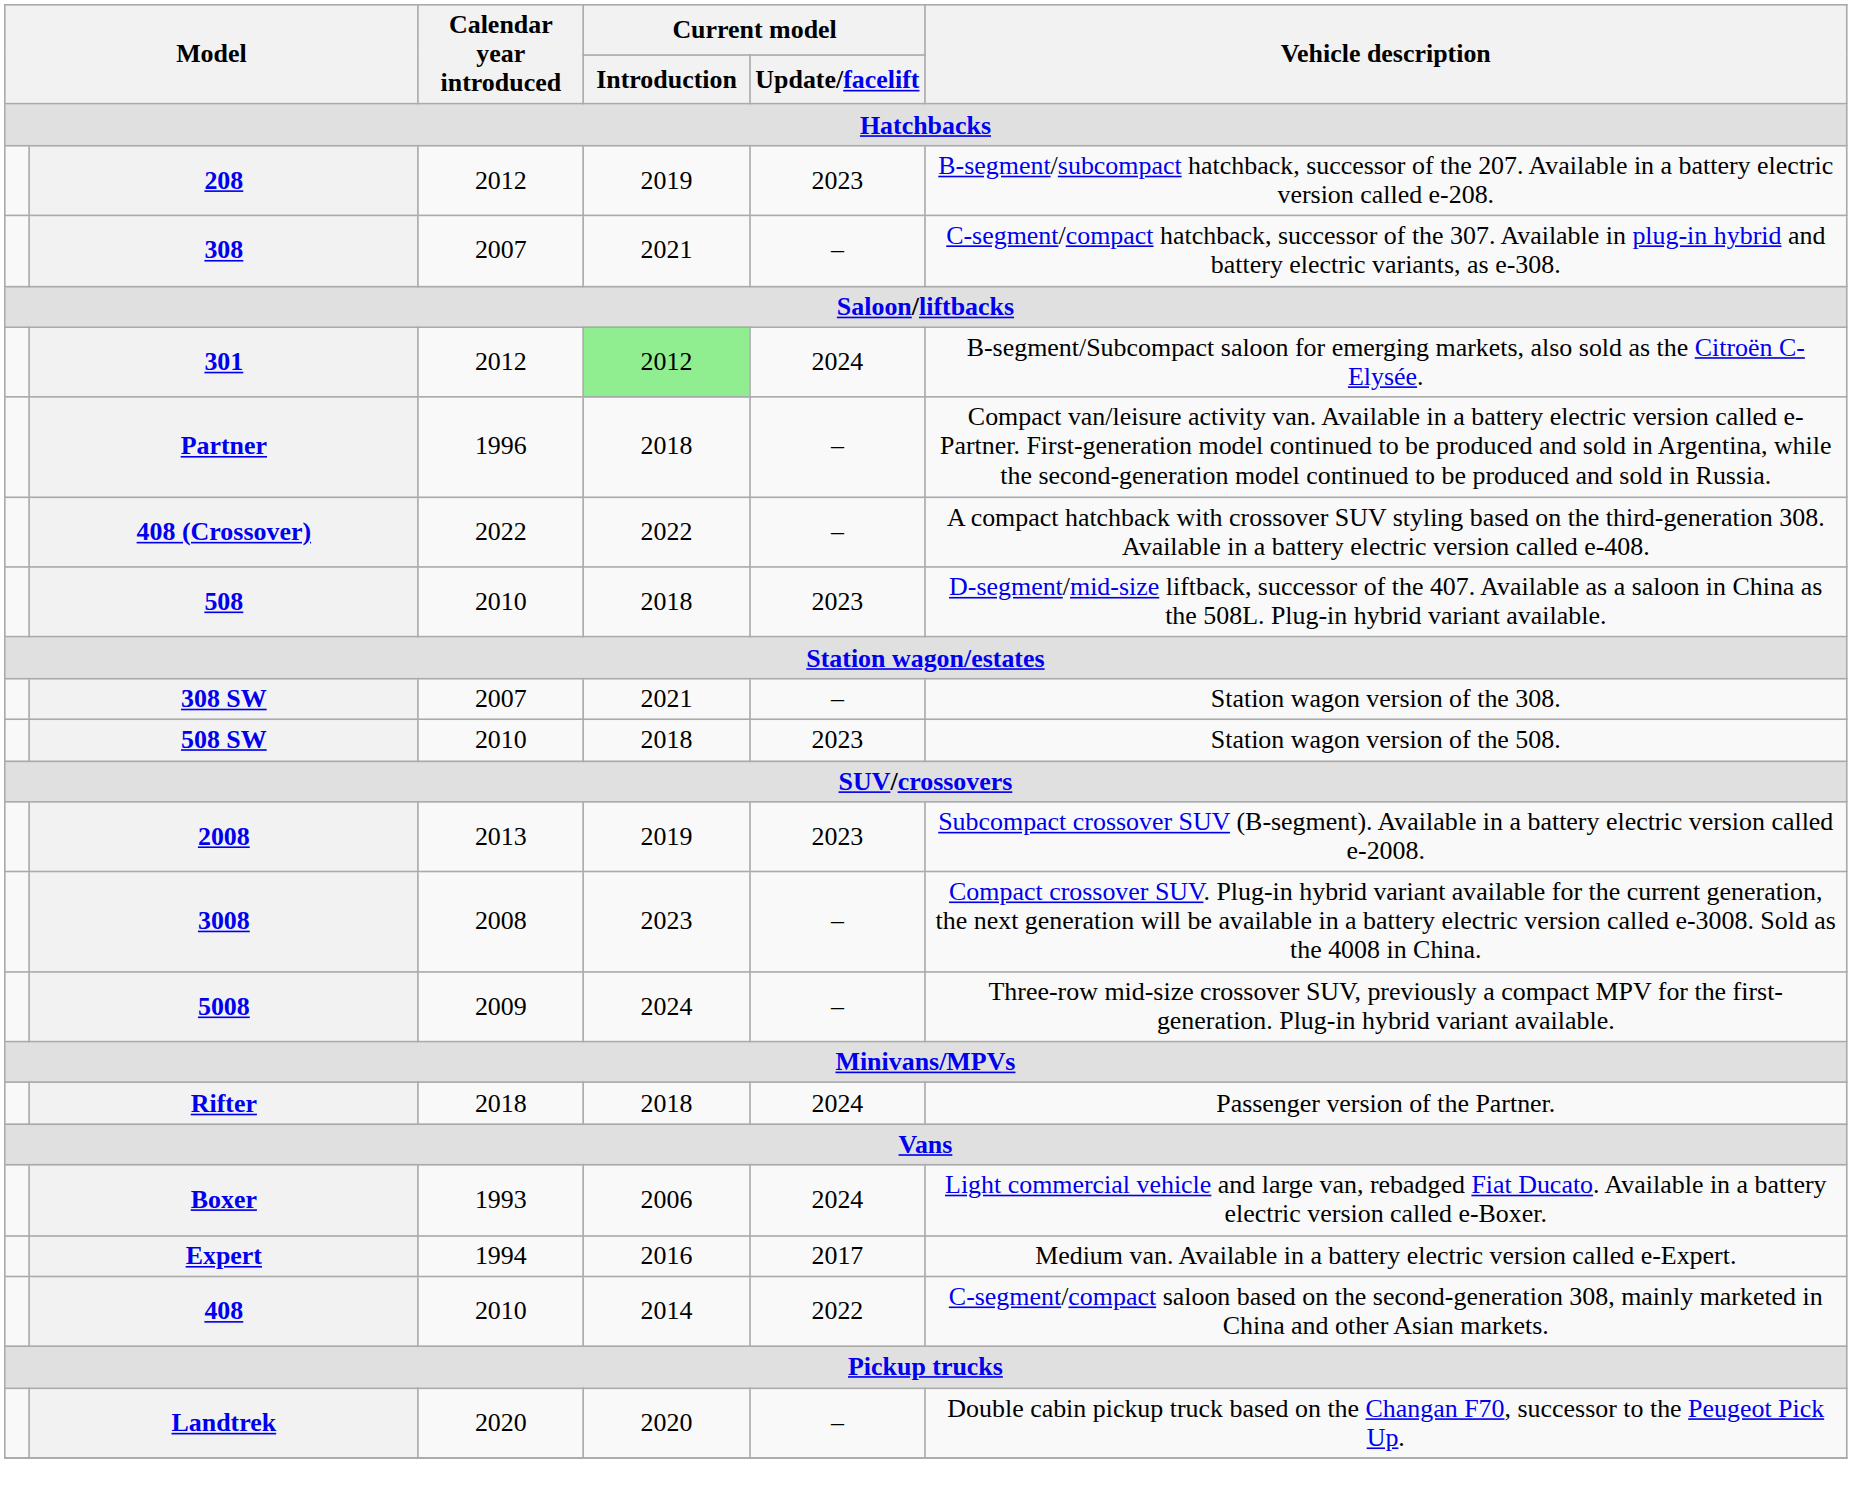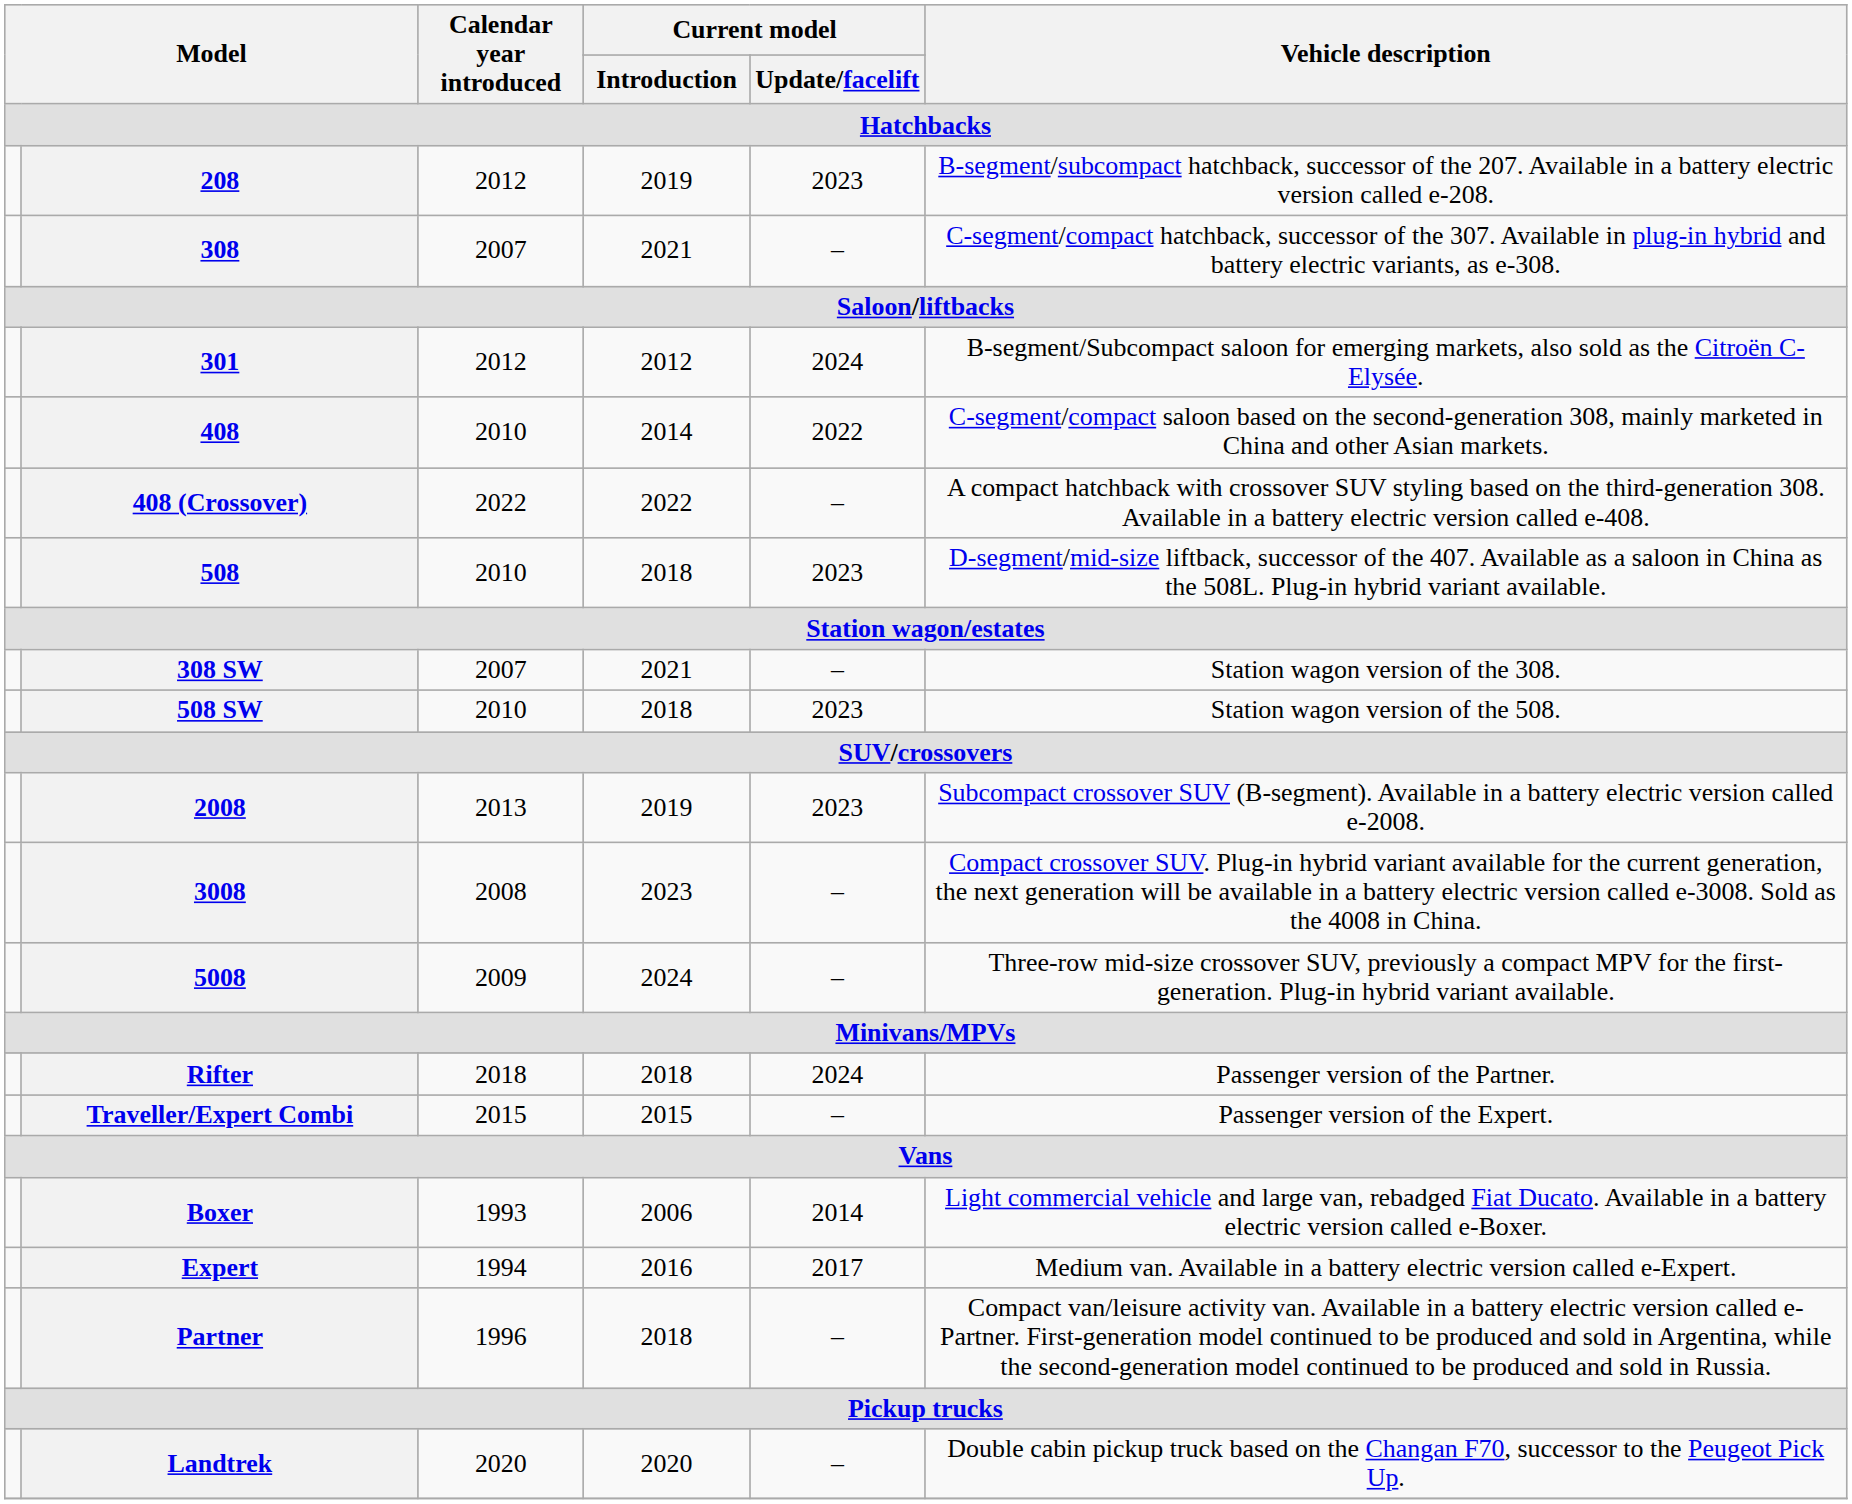(667, 361) lightgreen background -> (667, 361) no background
rows swapped: (224, 1311) <-> (224, 446)
+ row: (220, 1114)
(837, 1199) 2024 -> (837, 1211) 2014
